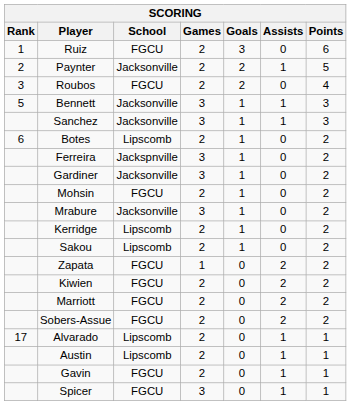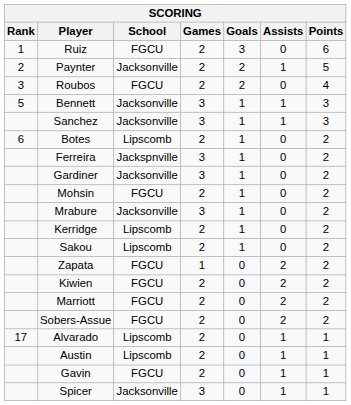(147, 391) FGCU -> (147, 391) Jacksonville
